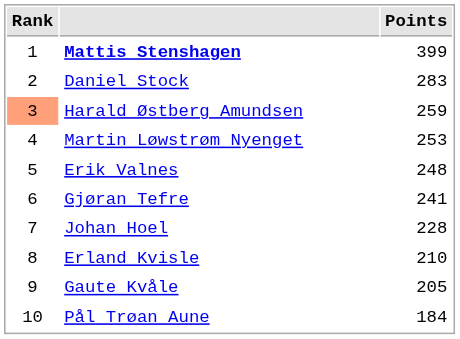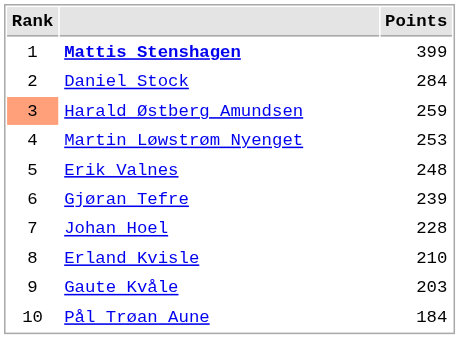(432, 81) 283 -> (432, 81) 284
(432, 199) 241 -> (432, 199) 239
(432, 288) 205 -> (432, 288) 203
